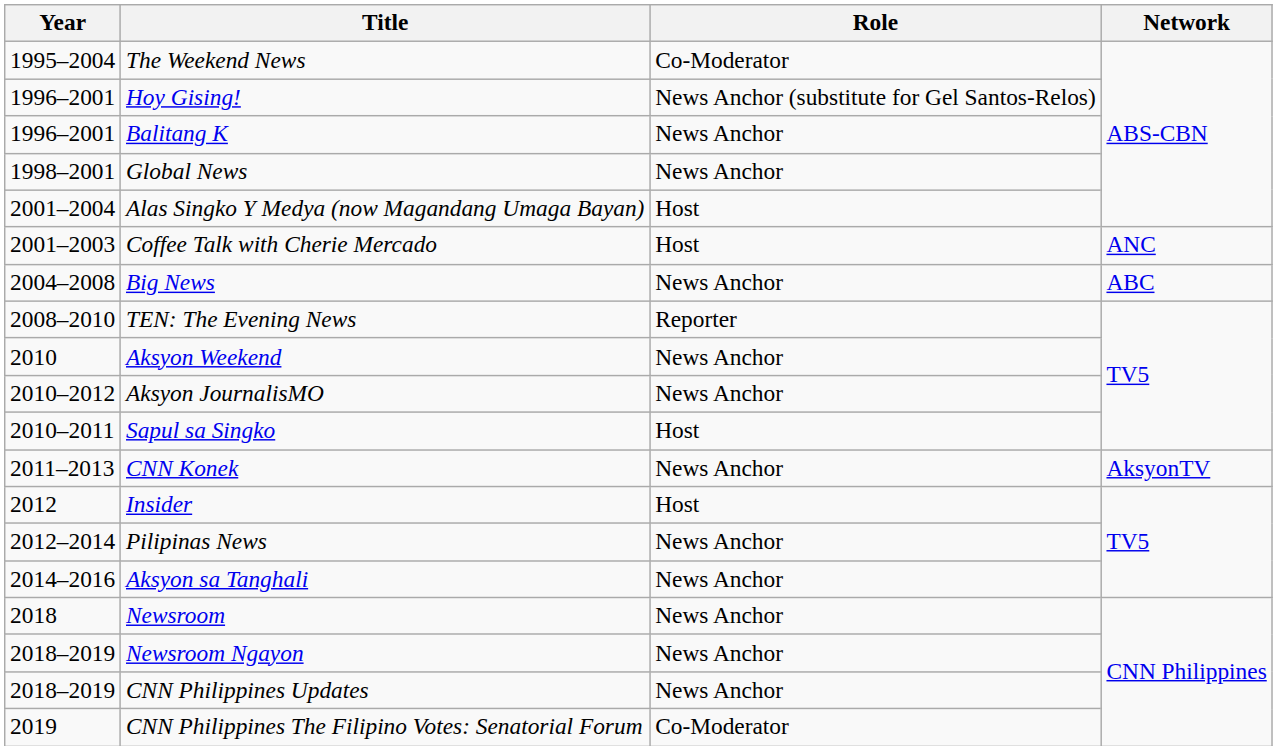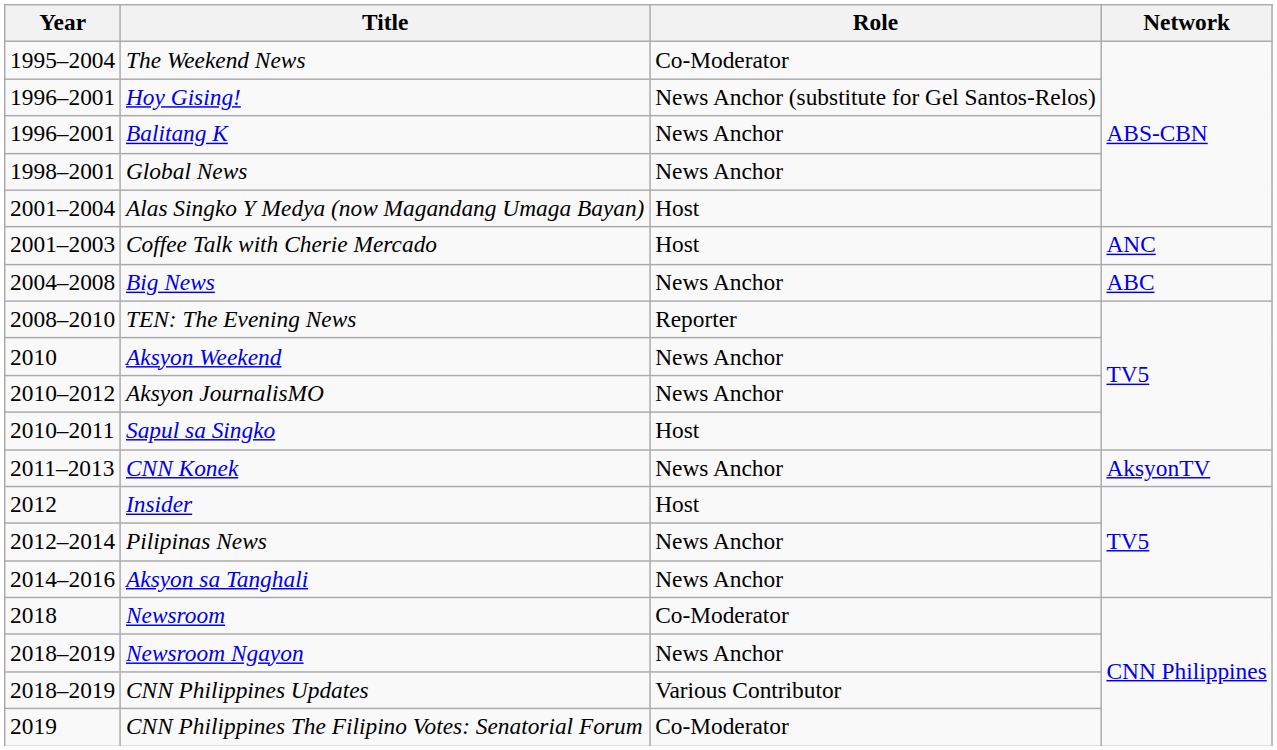(719, 615) News Anchor -> (722, 615) Co-Moderator
(719, 689) News Anchor -> (748, 689) Various Contributor
